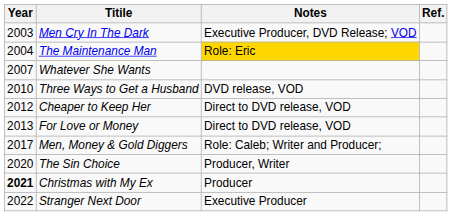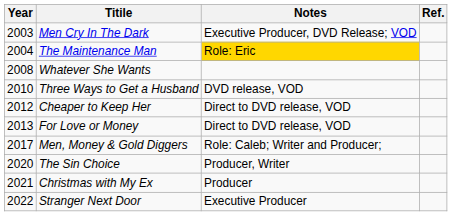(20, 70) 2007 -> (20, 70) 2008
(20, 182) bold -> (20, 182) normal
